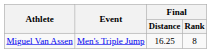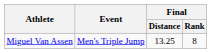(165, 41) 16.25 -> (165, 41) 13.25
